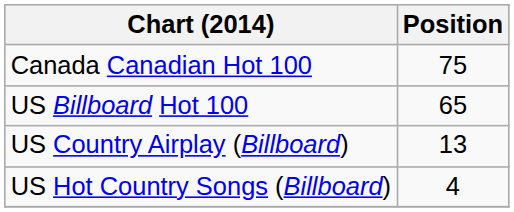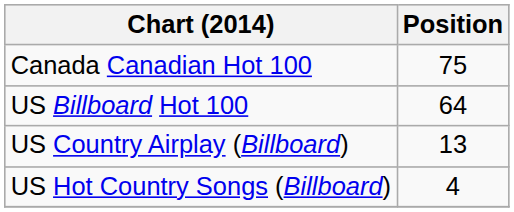(453, 105) 65 -> (453, 105) 64
